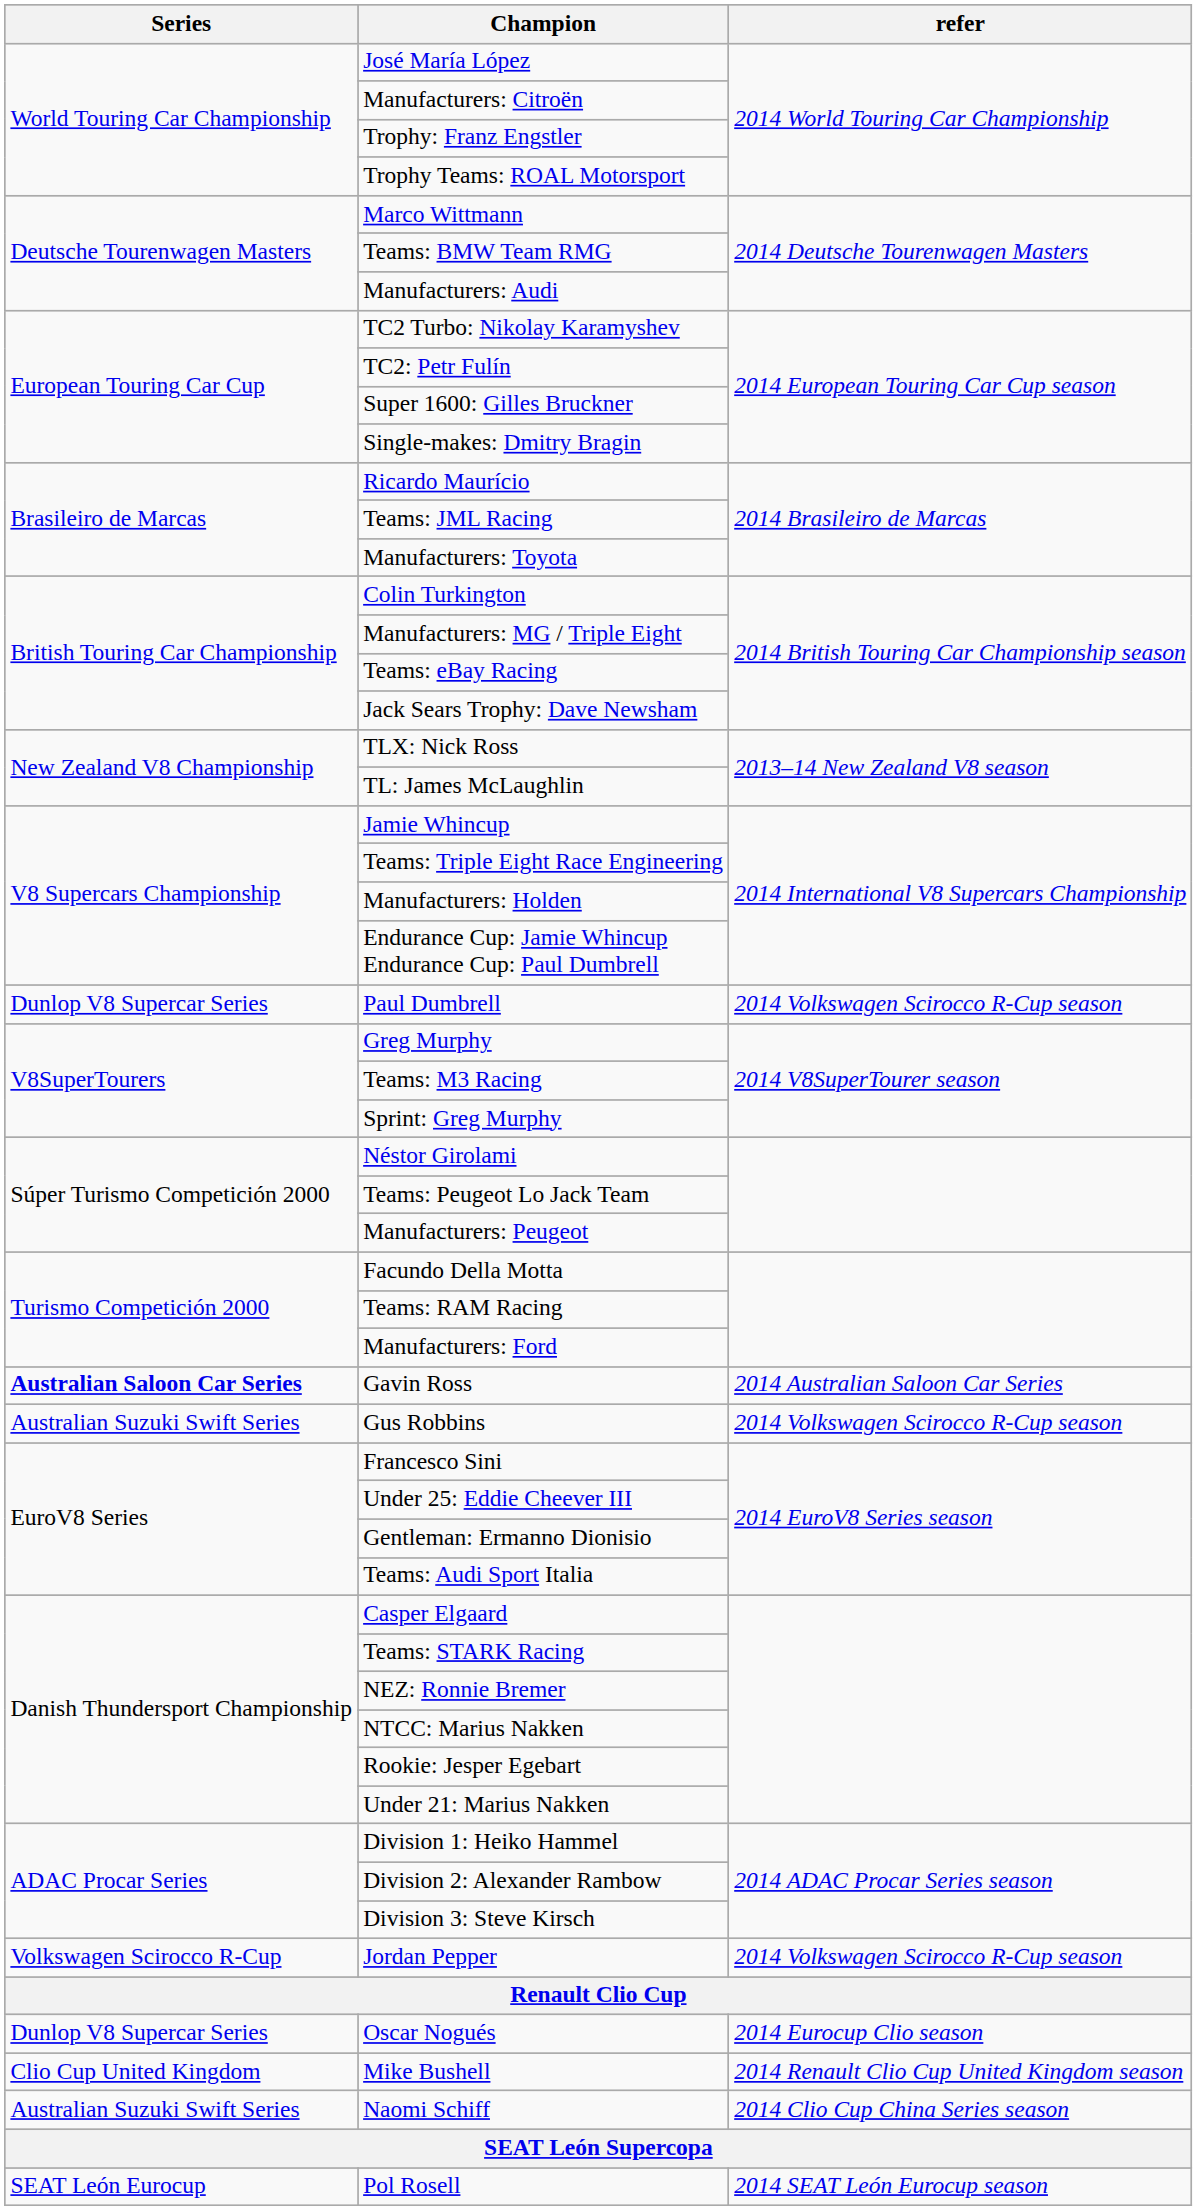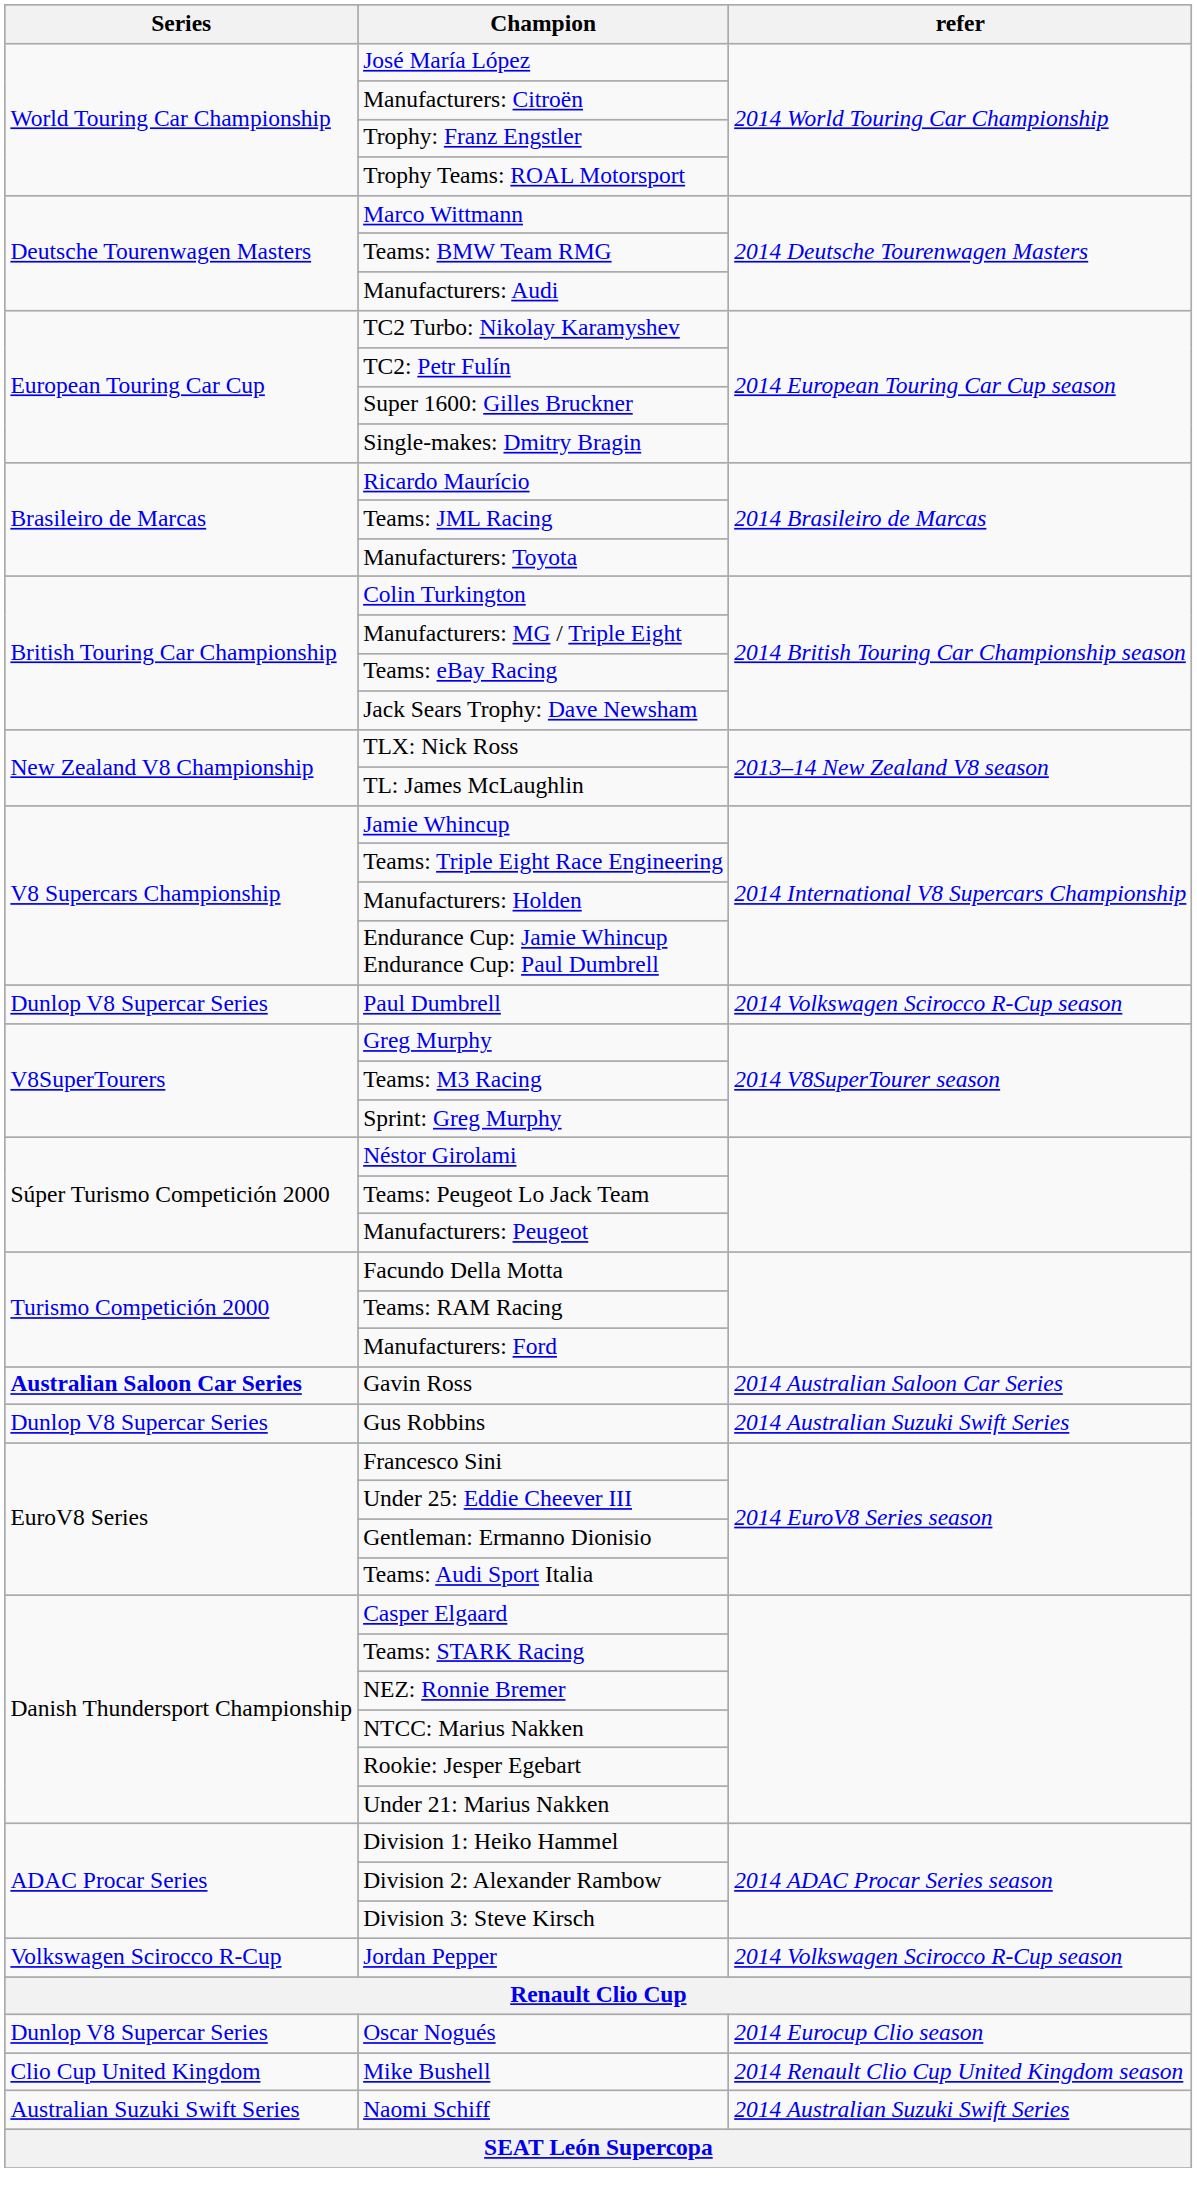(155, 1423) Australian Suzuki Swift Series -> (139, 1423) Dunlop V8 Supercar Series
(928, 1423) 2014 Volkswagen Scirocco R-Cup season -> (902, 1423) 2014 Australian Suzuki Swift Series
(902, 2109) 2014 Clio Cup China Series season -> (902, 2109) 2014 Australian Suzuki Swift Series
- row: (412, 2185)
